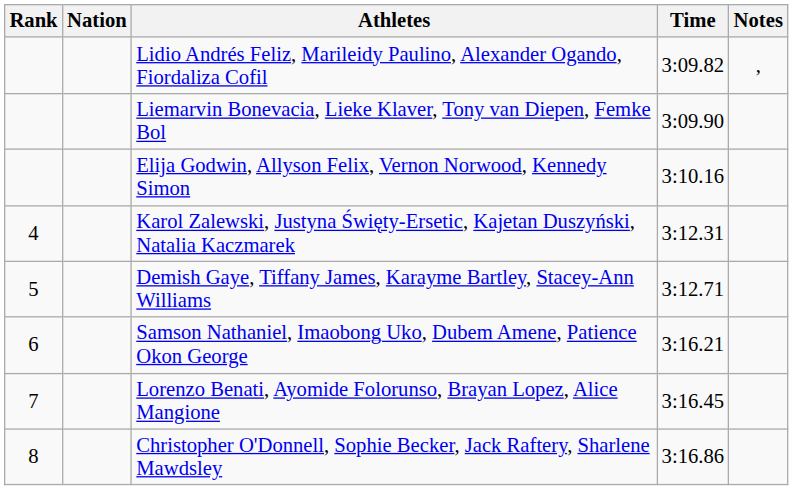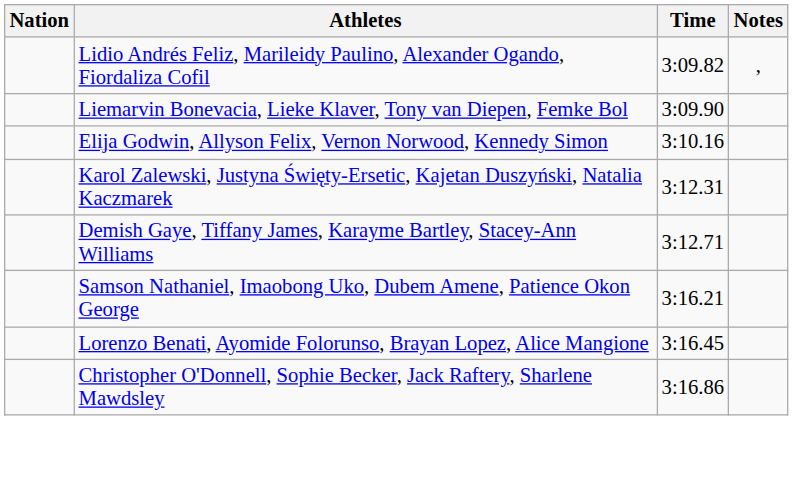- column: (33, 20)
